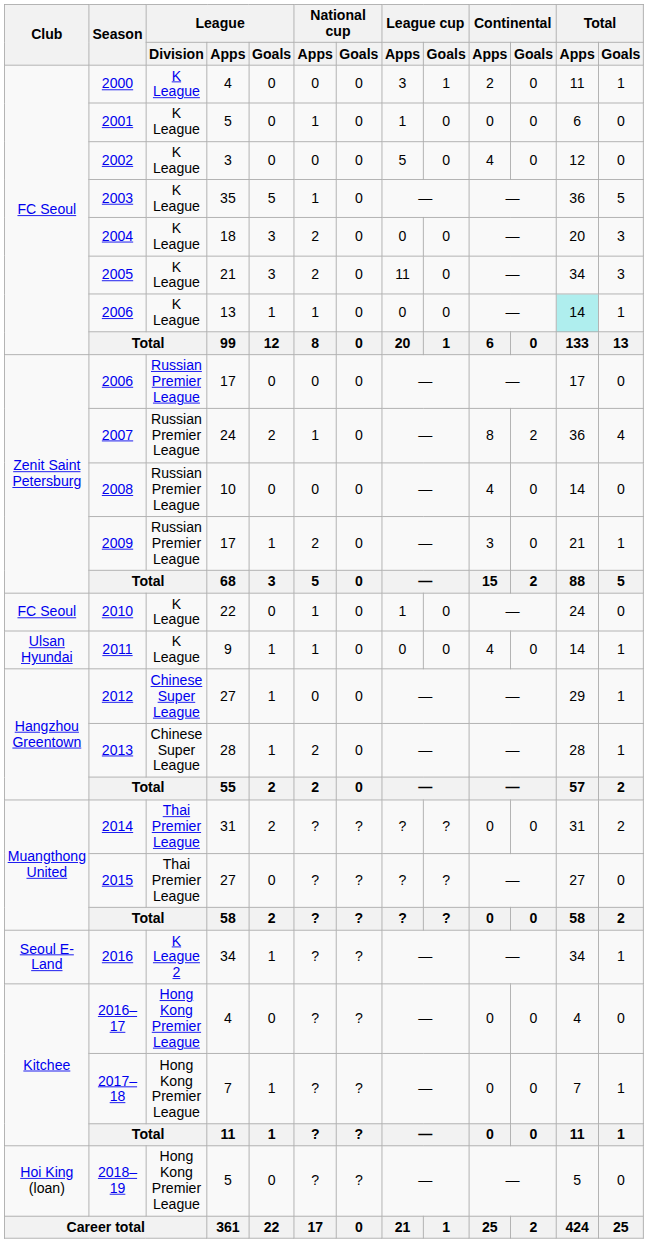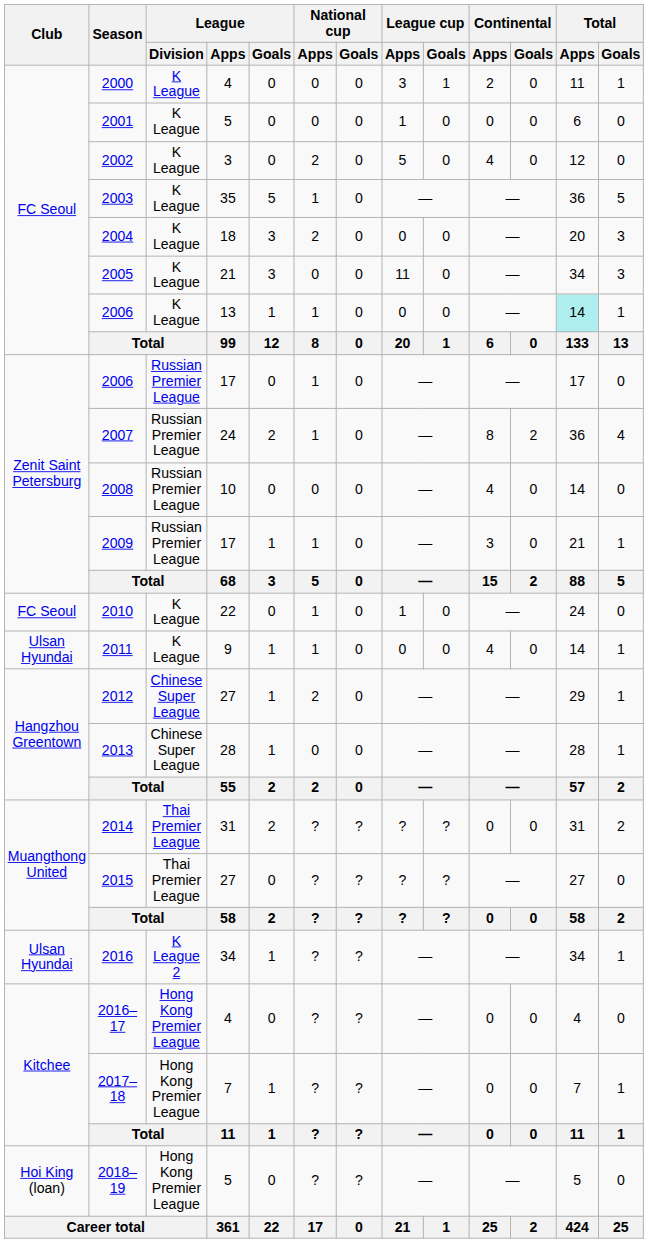(315, 122) 1 -> (315, 122) 0
(315, 160) 0 -> (315, 160) 2
(315, 274) 2 -> (315, 274) 0
(315, 381) 0 -> (315, 381) 1
(315, 543) 2 -> (315, 543) 1
(315, 696) 0 -> (315, 696) 2
(315, 750) 2 -> (315, 750) 0
(47, 956) Seoul E-Land -> (47, 956) Ulsan Hyundai
